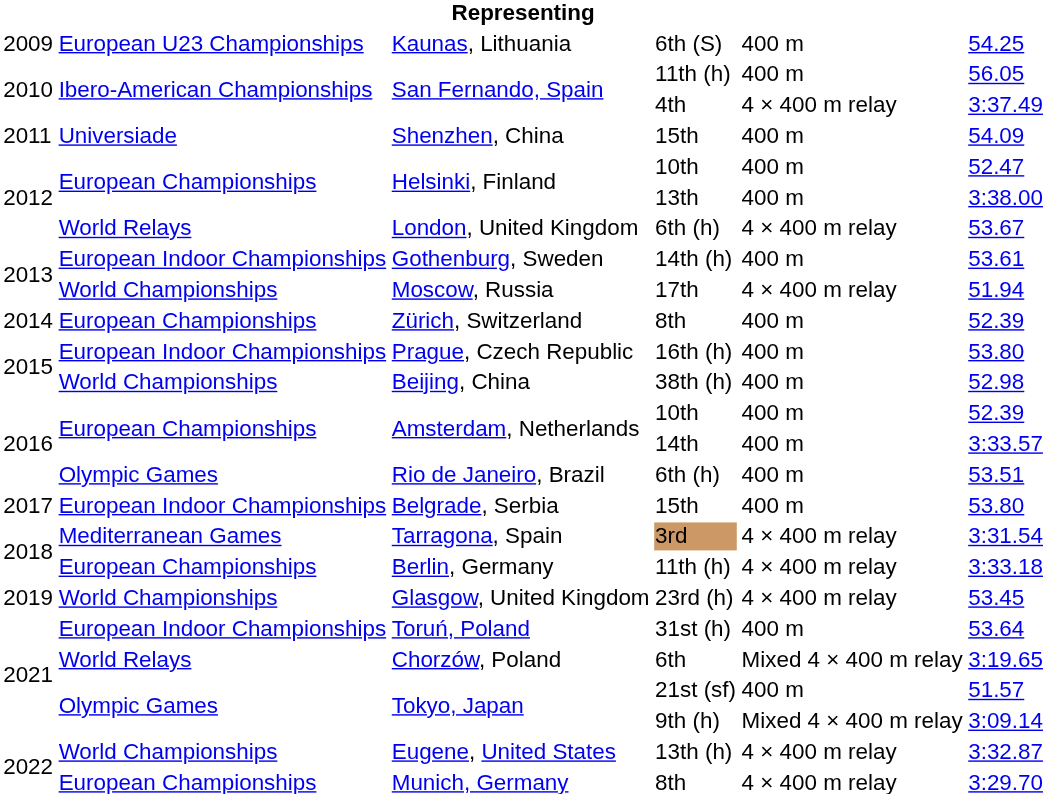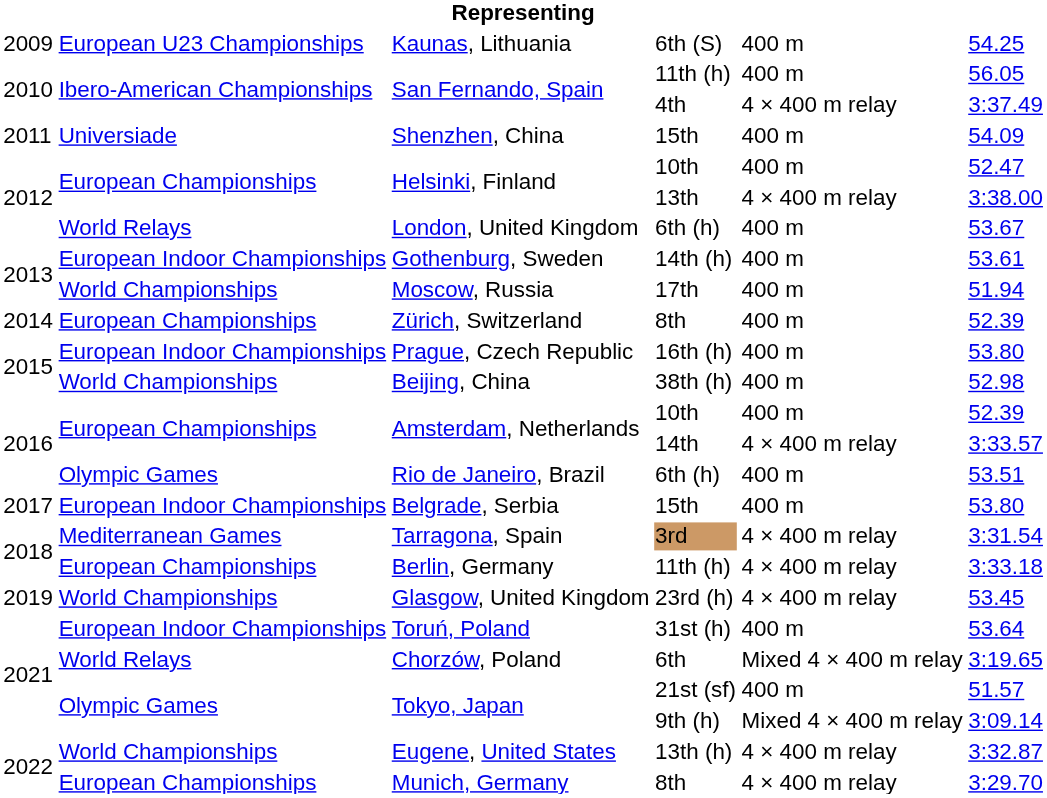(773, 197) 400 m -> (819, 197) 4 × 400 m relay
(819, 228) 4 × 400 m relay -> (773, 228) 400 m
(819, 289) 4 × 400 m relay -> (773, 289) 400 m
(773, 443) 400 m -> (819, 443) 4 × 400 m relay
